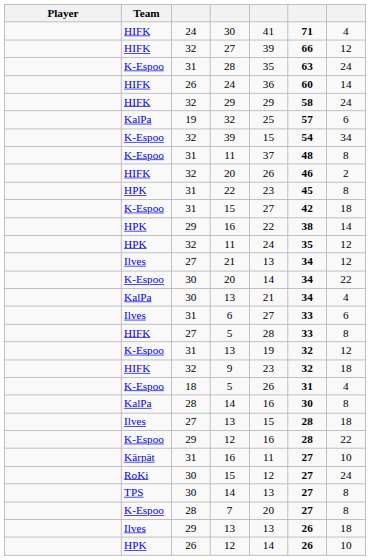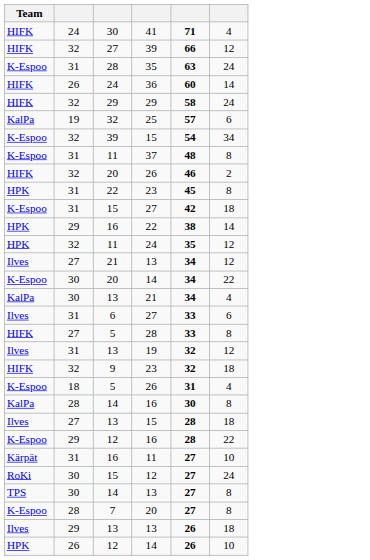- column: (63, 13)
(144, 350) K-Espoo -> (18, 350) Ilves
